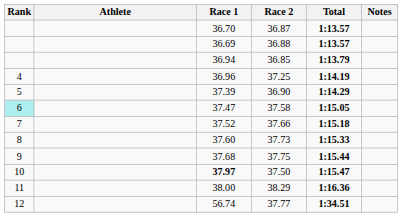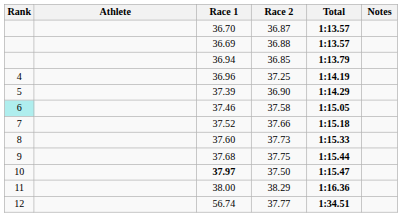(224, 108) 37.47 -> (224, 108) 37.46
